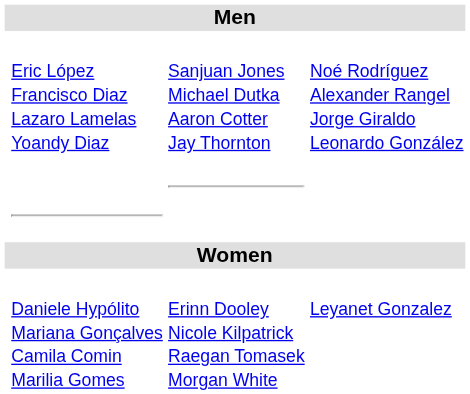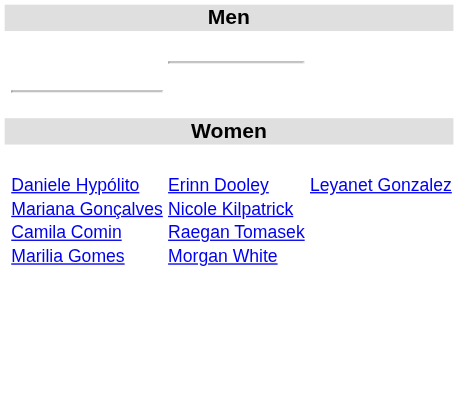- row: (74, 107)
